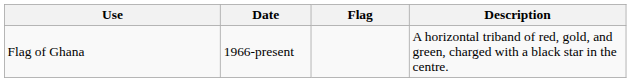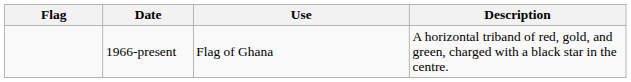columns swapped: (360, 15) <-> (113, 15)
